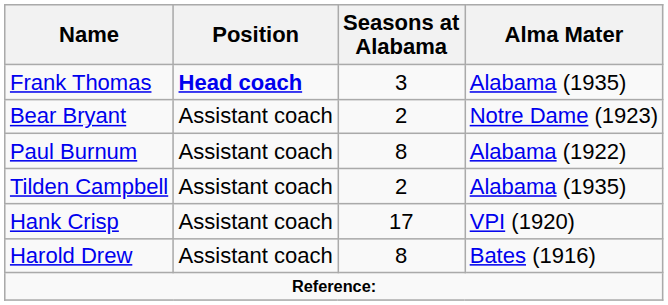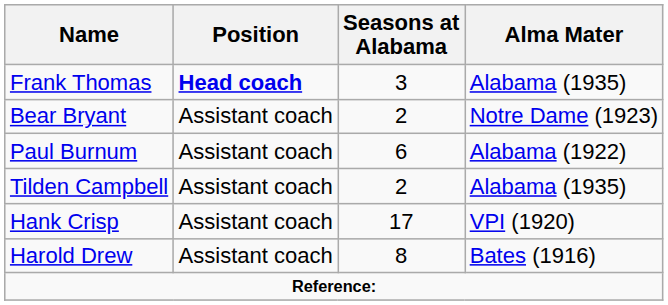(401, 151) 8 -> (401, 151) 6
